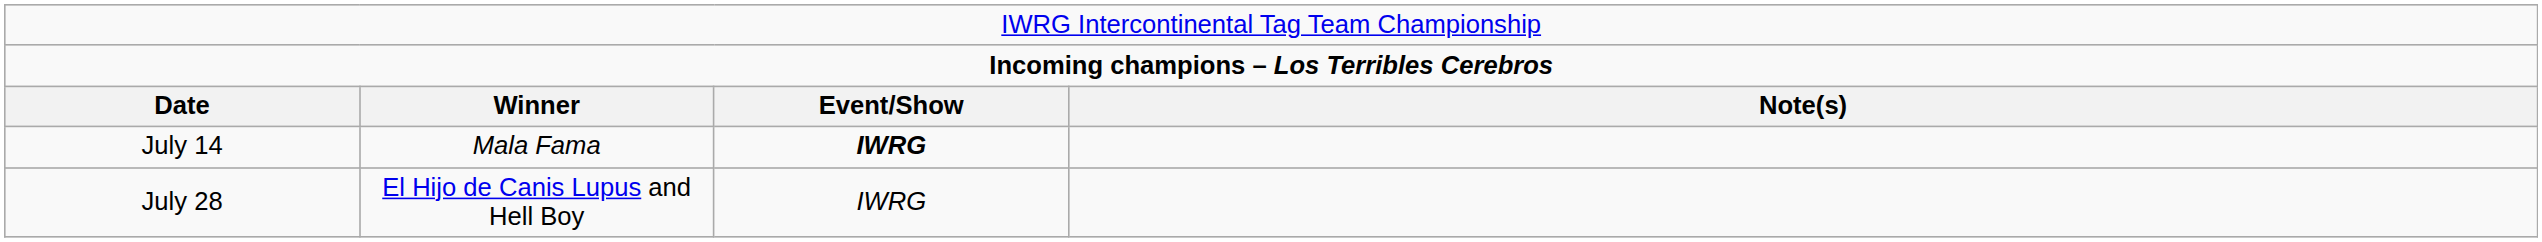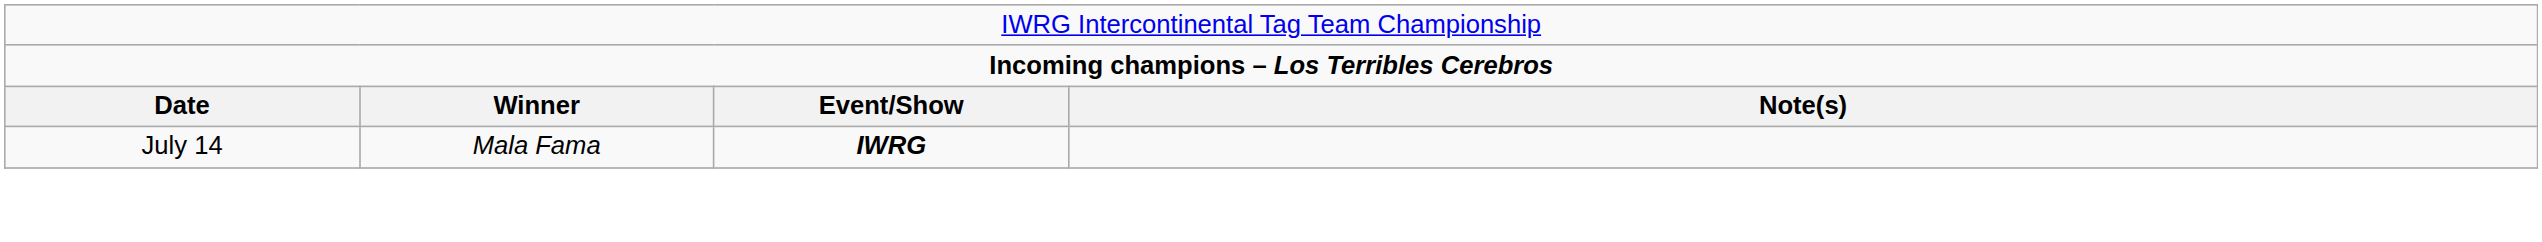- row: (182, 201)
